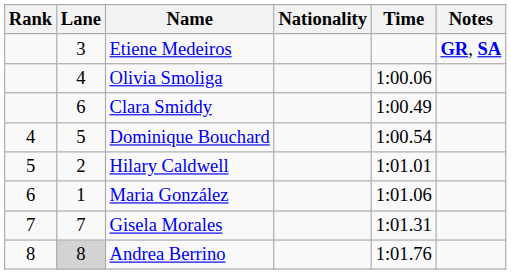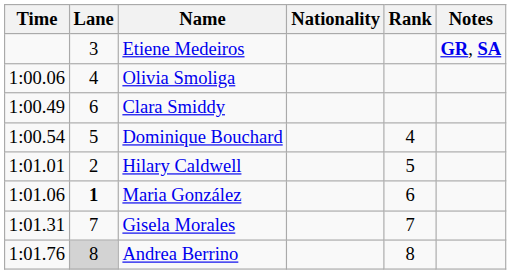columns swapped: (31, 19) <-> (404, 19)
(81, 195) normal -> (94, 195) bold
